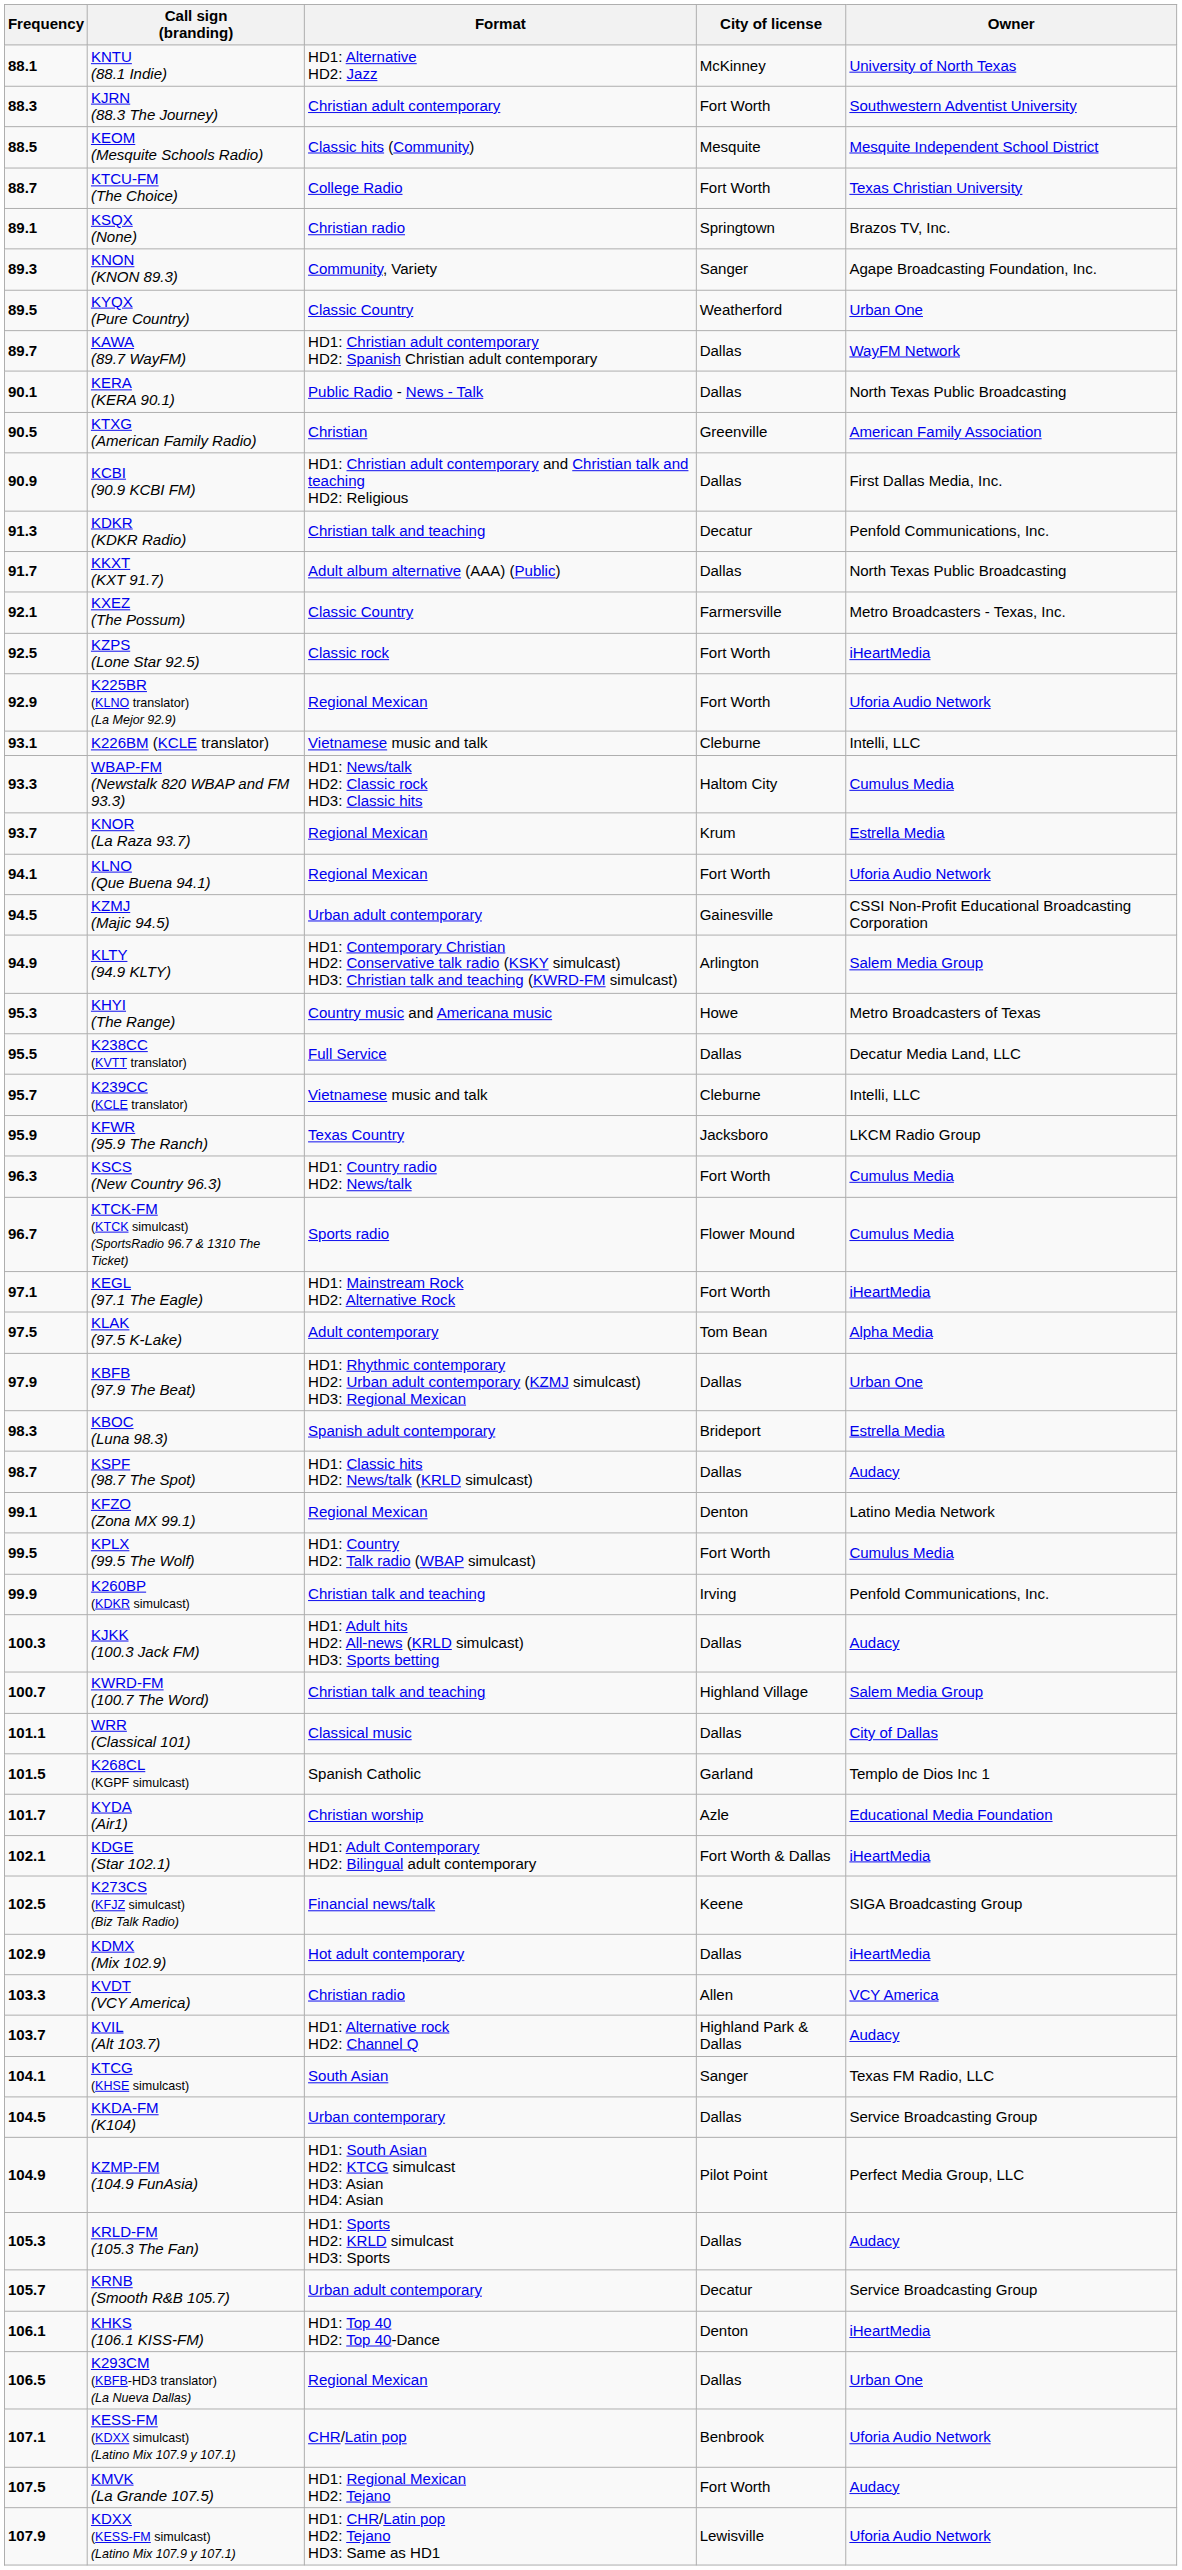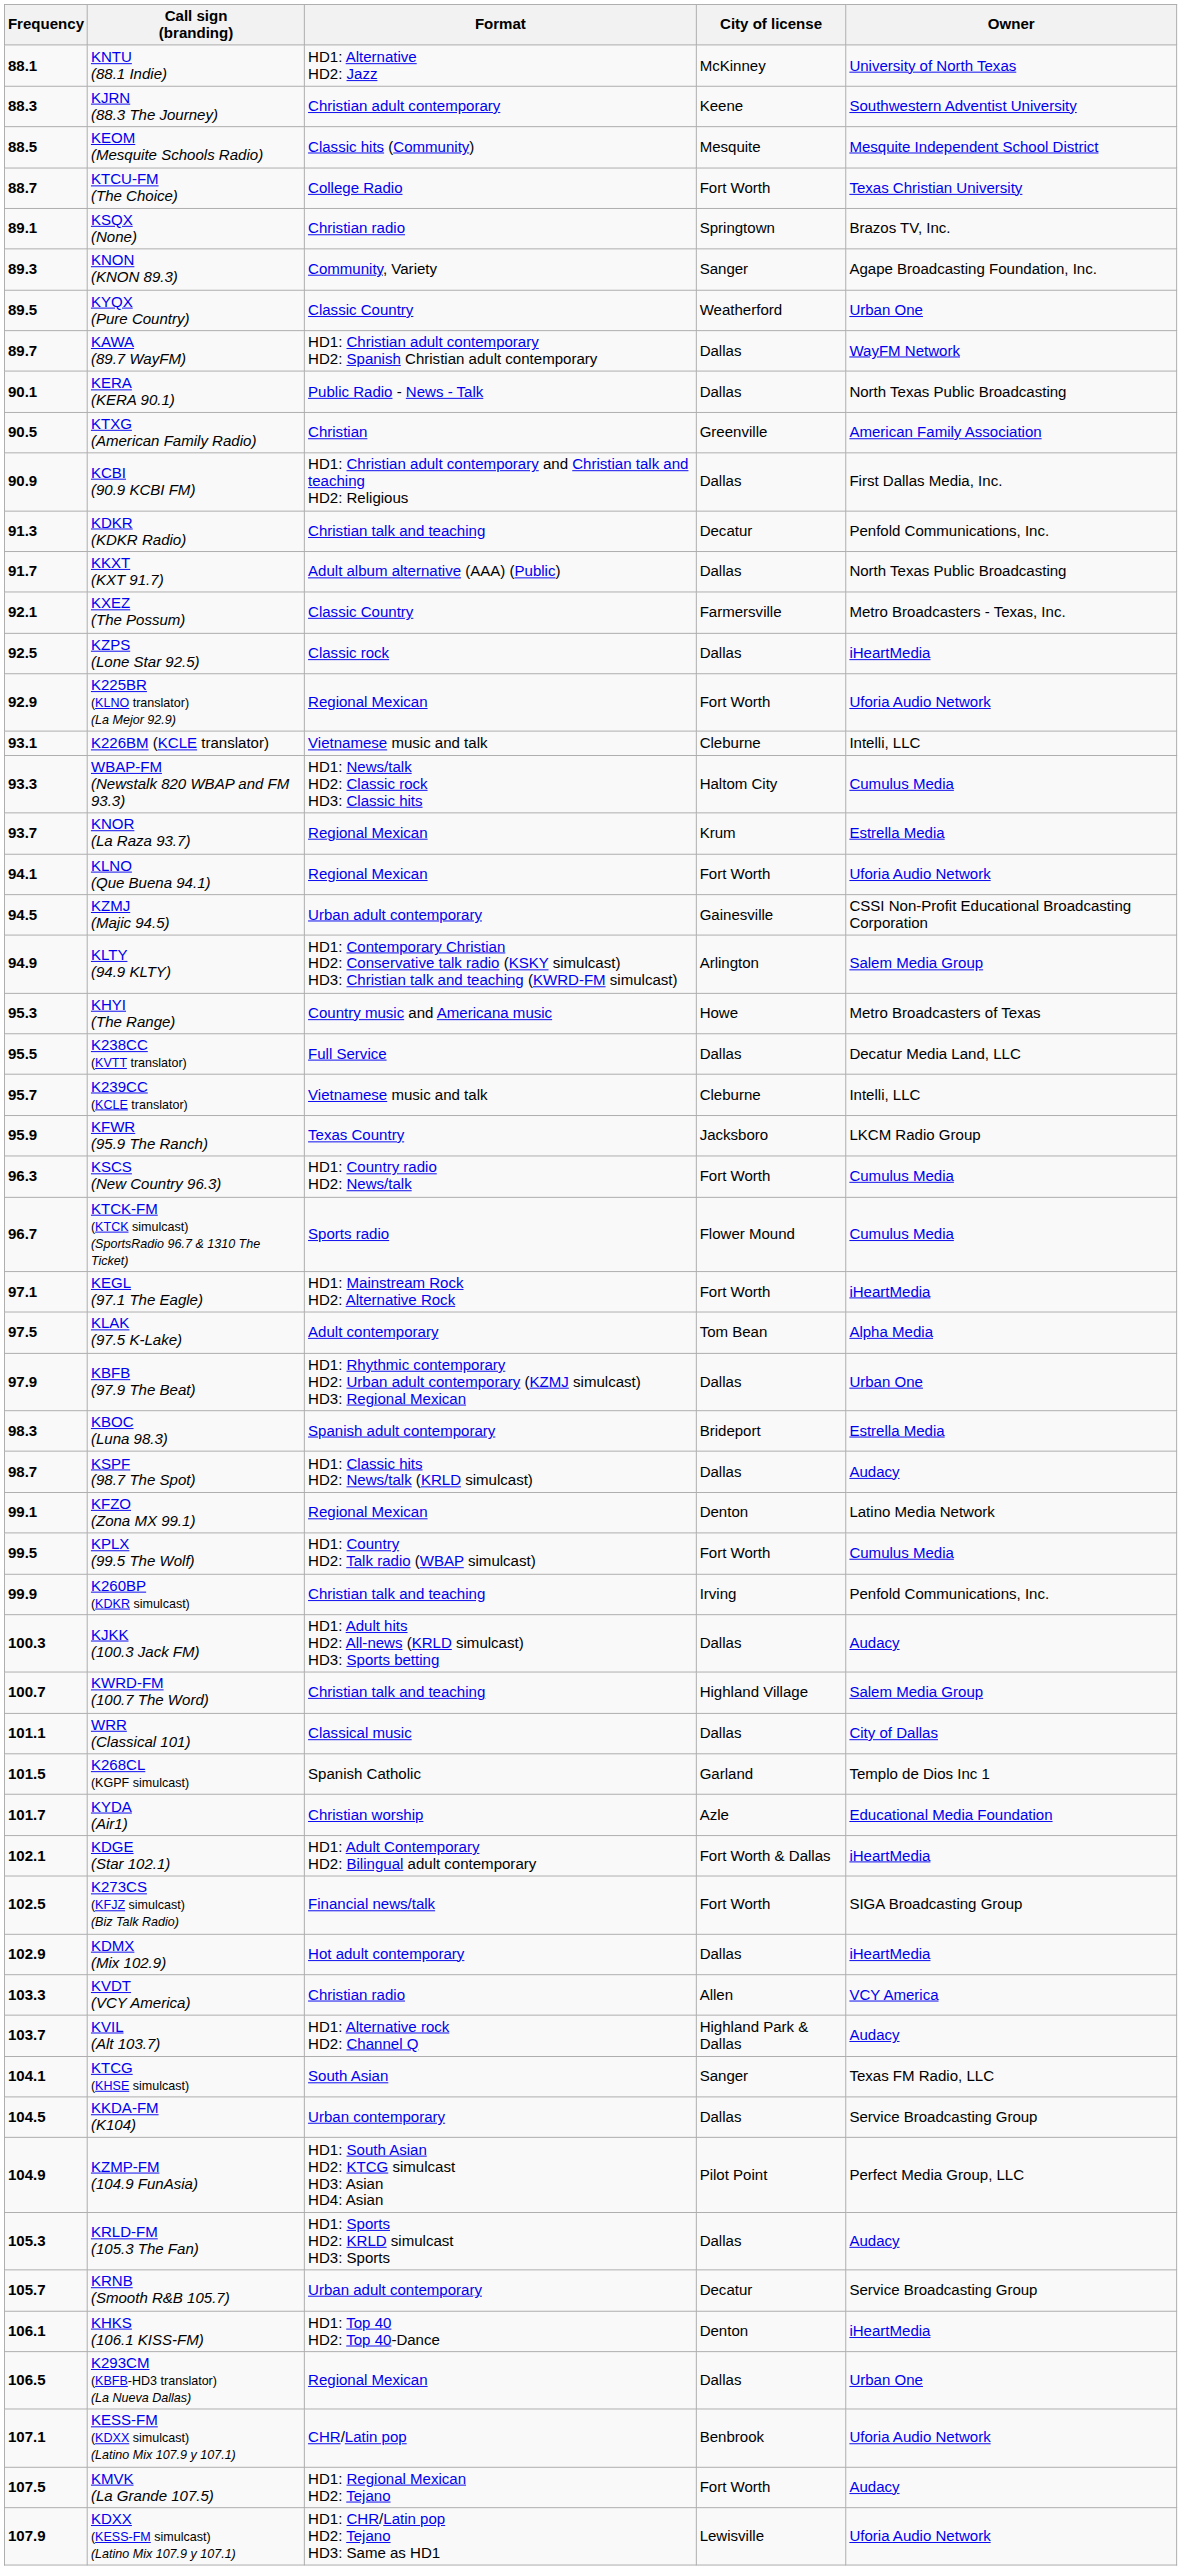(735, 106) Fort Worth -> (721, 106) Keene
(735, 653) Fort Worth -> (721, 653) Dallas
(721, 1905) Keene -> (735, 1905) Fort Worth
